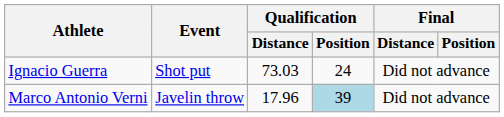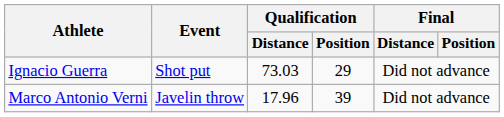(343, 71) 24 -> (343, 71) 29
(343, 98) lightblue background -> (343, 98) no background
